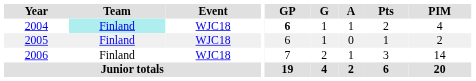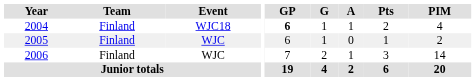(117, 26) paleturquoise background -> (117, 26) no background
(213, 40) WJC18 -> (213, 40) WJC
(213, 55) WJC18 -> (213, 55) WJC
